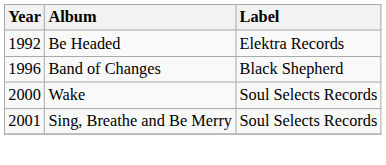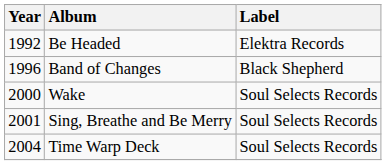+ row: (104, 146)
